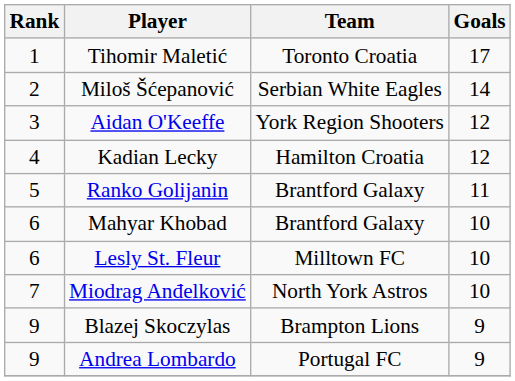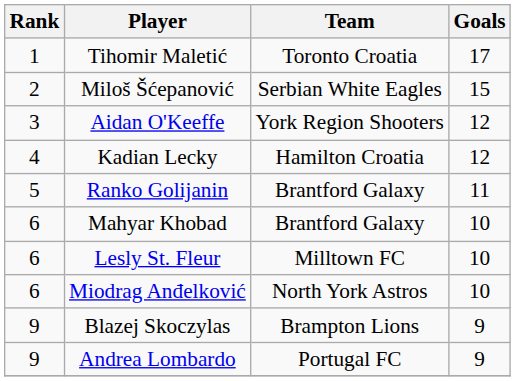(480, 88) 14 -> (480, 88) 15
(34, 291) 7 -> (34, 291) 6
